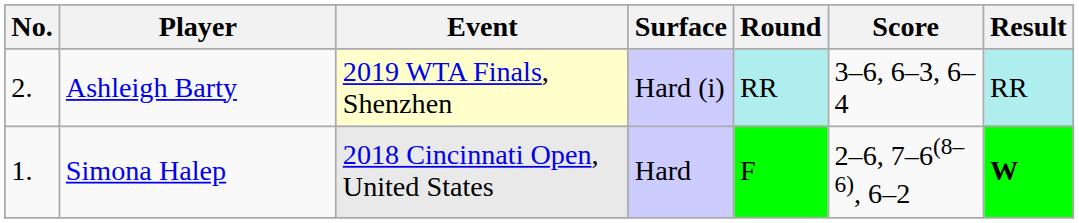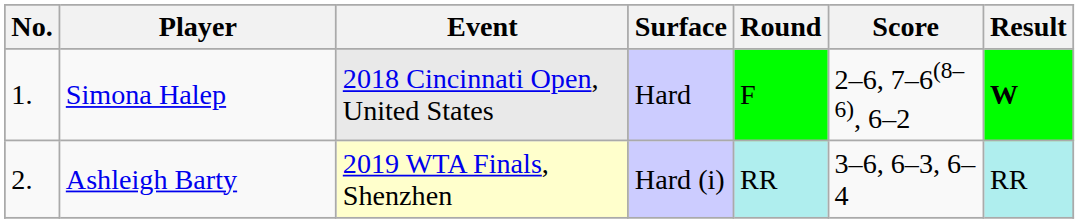rows swapped: (146, 171) <-> (151, 87)
